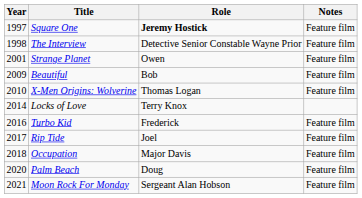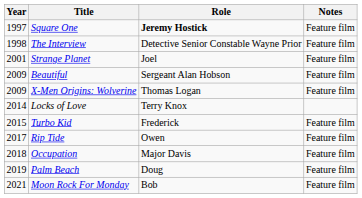(153, 59) Owen -> (149, 59) Joel
(149, 75) Bob -> (186, 75) Sergeant Alan Hobson
(17, 91) 2010 -> (17, 91) 2009
(17, 122) 2016 -> (17, 122) 2015
(149, 138) Joel -> (153, 138) Owen
(17, 169) 2020 -> (17, 169) 2019
(186, 185) Sergeant Alan Hobson -> (149, 185) Bob
